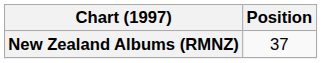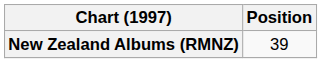(279, 44) 37 -> (279, 44) 39
